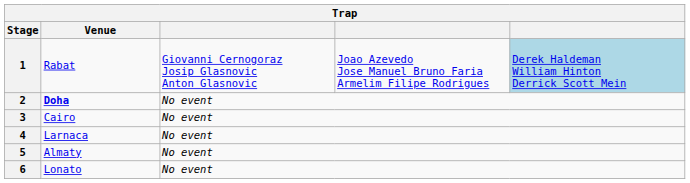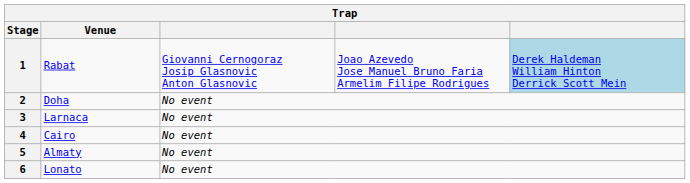(56, 101) bold -> (56, 101) normal
(59, 118) Cairo -> (66, 118) Larnaca
(66, 135) Larnaca -> (59, 135) Cairo
